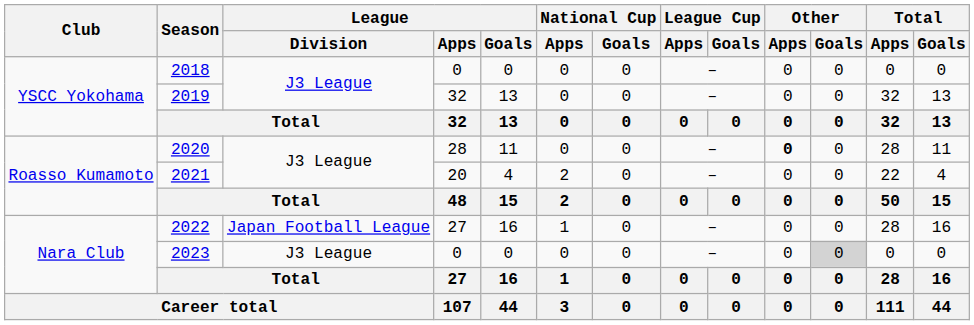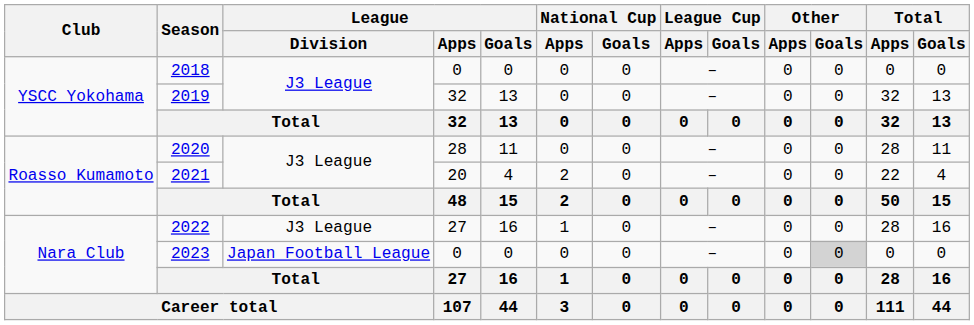(788, 149) bold -> (788, 149) normal
(329, 228) Japan Football League -> (329, 228) J3 League
(329, 254) J3 League -> (329, 254) Japan Football League
